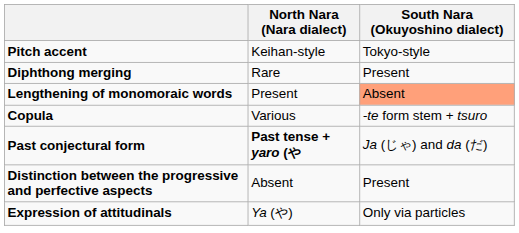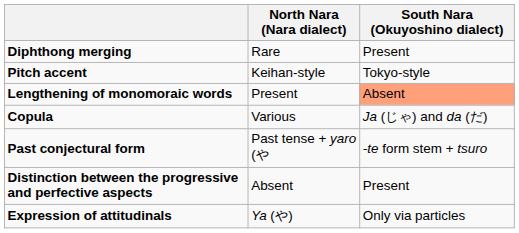rows swapped: (47, 51) <-> (69, 72)
(425, 115) -te form stem + tsuro -> (425, 116) Ja (じゃ) and da (だ)
(291, 144) bold -> (304, 147) normal
(425, 145) Ja (じゃ) and da (だ) -> (425, 148) -te form stem + tsuro
